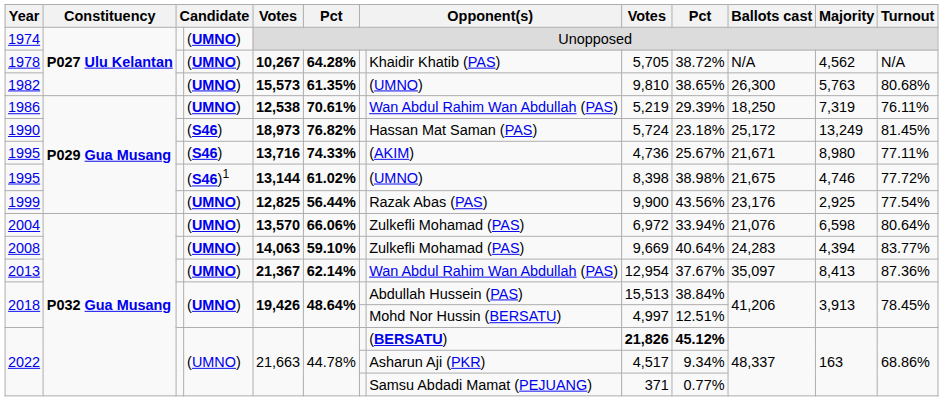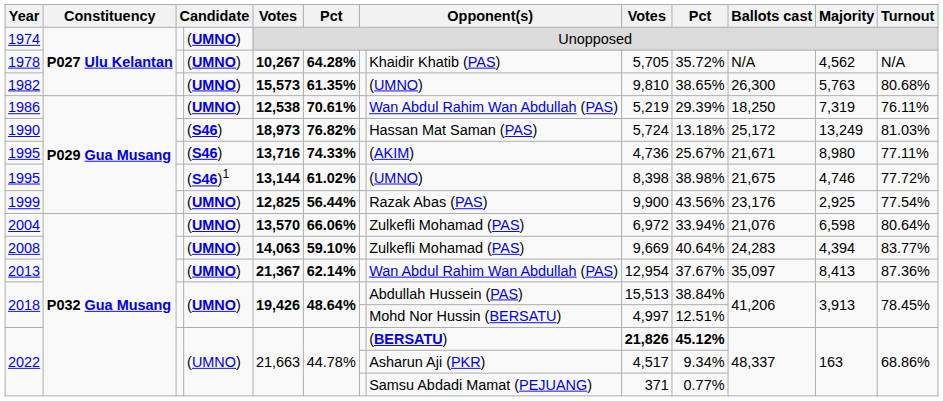(700, 62) 38.72% -> (700, 62) 35.72%
(700, 130) 23.18% -> (700, 130) 13.18%
(905, 130) 81.45% -> (905, 130) 81.03%
